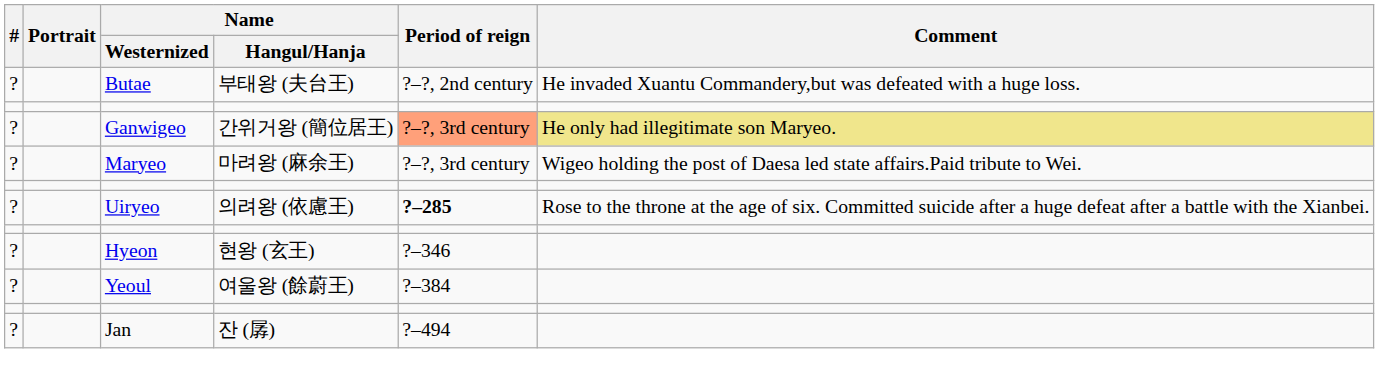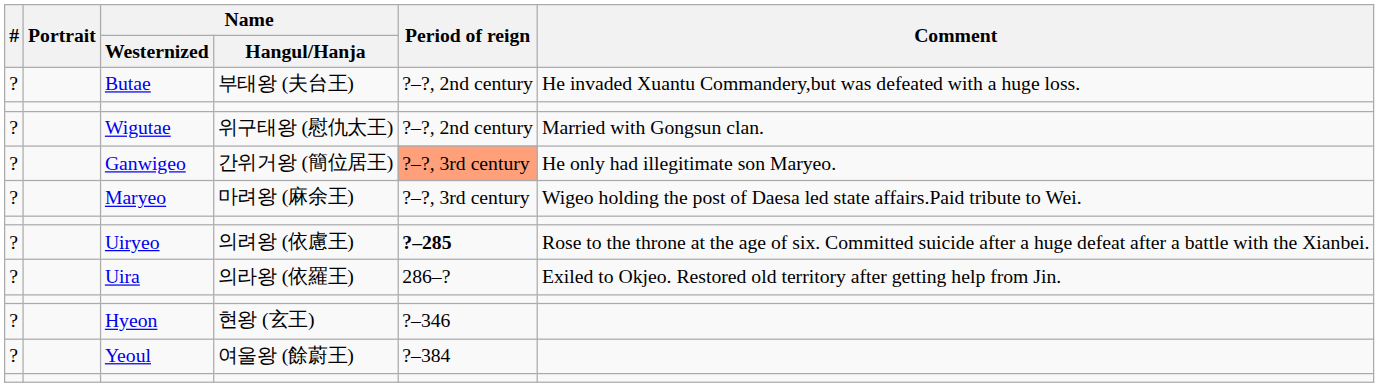+ row: (138, 128)
(689, 128) khaki background -> (689, 163) no background
+ row: (122, 277)
- row: (118, 330)
